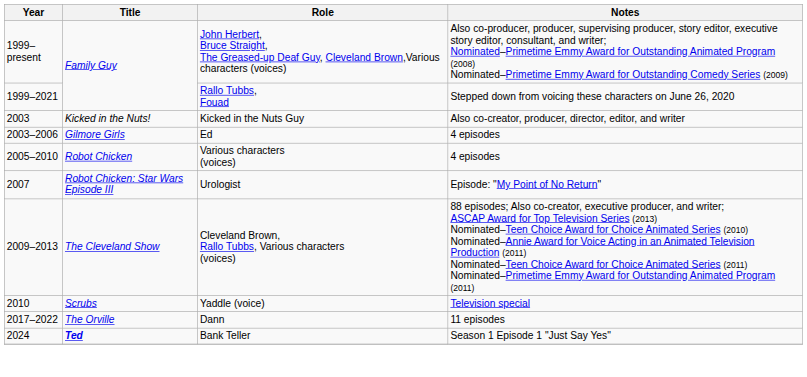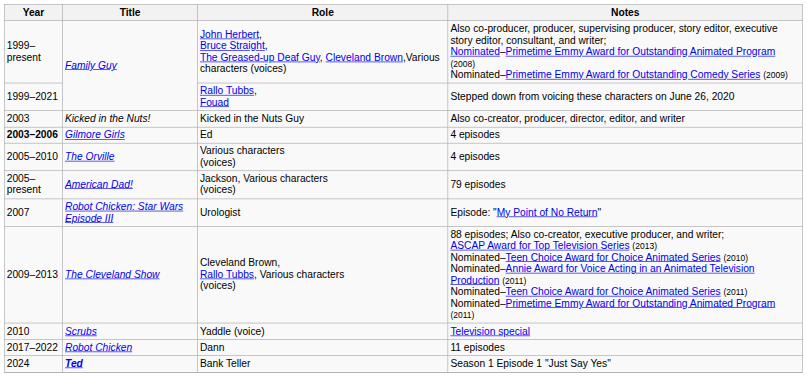(32, 135) normal -> (32, 135) bold
(99, 157) Robot Chicken -> (90, 157) The Orville
+ row: (264, 184)
(90, 320) The Orville -> (99, 347) Robot Chicken
